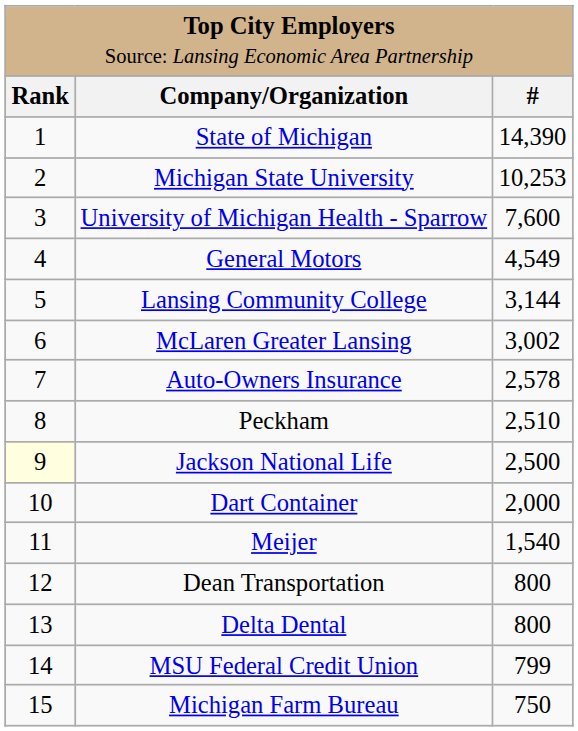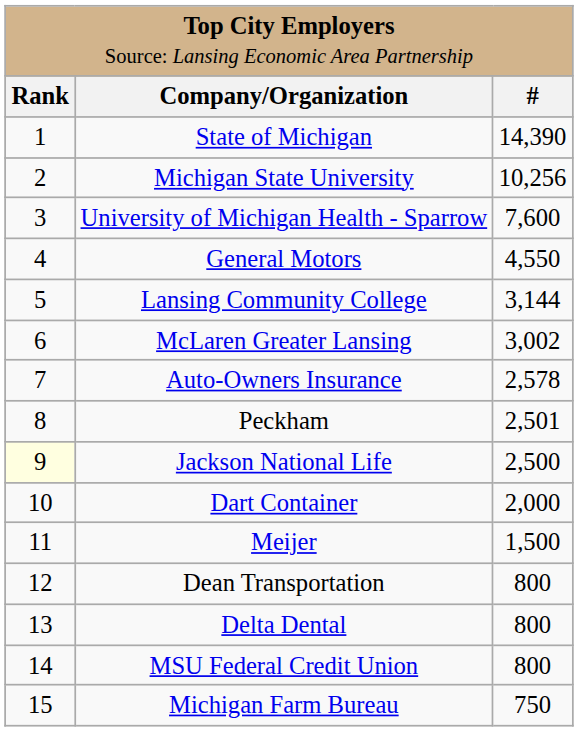(533, 177) 10,253 -> (533, 177) 10,256
(533, 258) 4,549 -> (533, 258) 4,550
(533, 420) 2,510 -> (533, 420) 2,501
(533, 542) 1,540 -> (533, 542) 1,500
(533, 664) 799 -> (533, 664) 800
